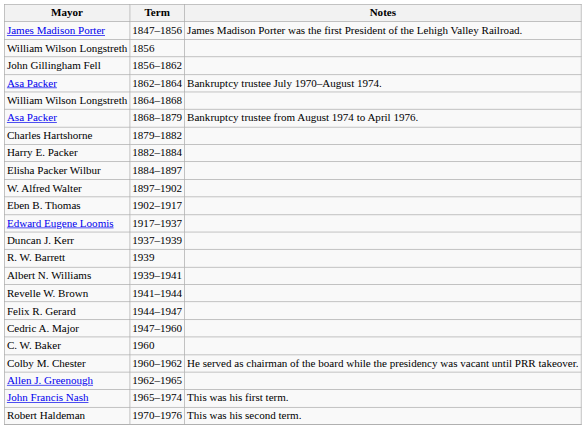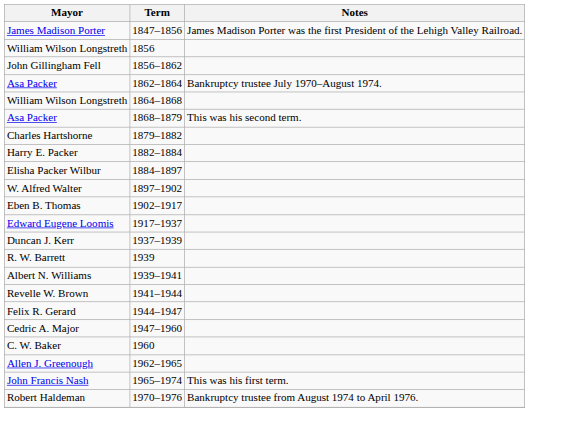(303, 118) Bankruptcy trustee from August 1974 to April 1976. -> (244, 118) This was his second term.
- row: (46, 363)
(244, 415) This was his second term. -> (303, 398) Bankruptcy trustee from August 1974 to April 1976.
